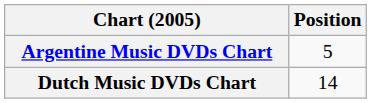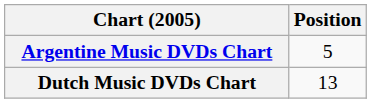(328, 82) 14 -> (328, 82) 13
